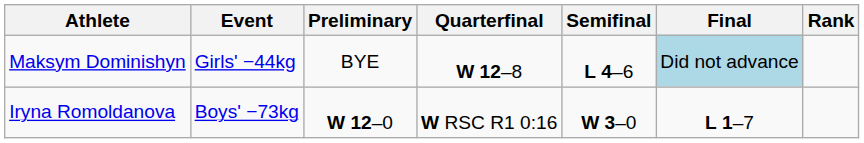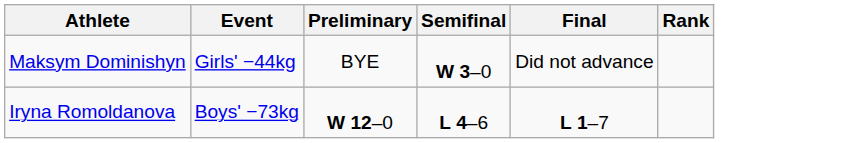- column: (489, 20)
(609, 72) L 4–6 -> (464, 72) W 3–0
(730, 61) lightblue background -> (584, 61) no background
(609, 123) W 3–0 -> (464, 123) L 4–6
